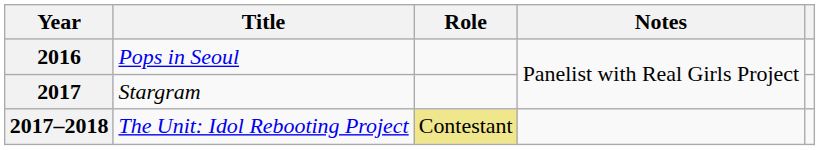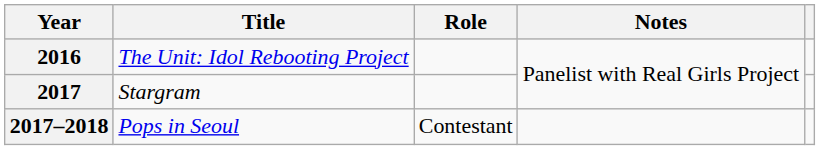(179, 56) Pops in Seoul -> (264, 56) The Unit: Idol Rebooting Project
(264, 126) The Unit: Idol Rebooting Project -> (179, 126) Pops in Seoul
(466, 126) khaki background -> (466, 126) no background
